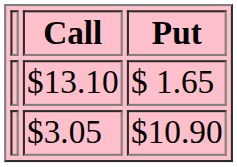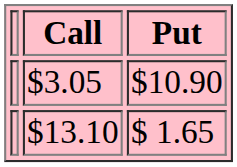rows swapped: (73, 82) <-> (64, 132)
